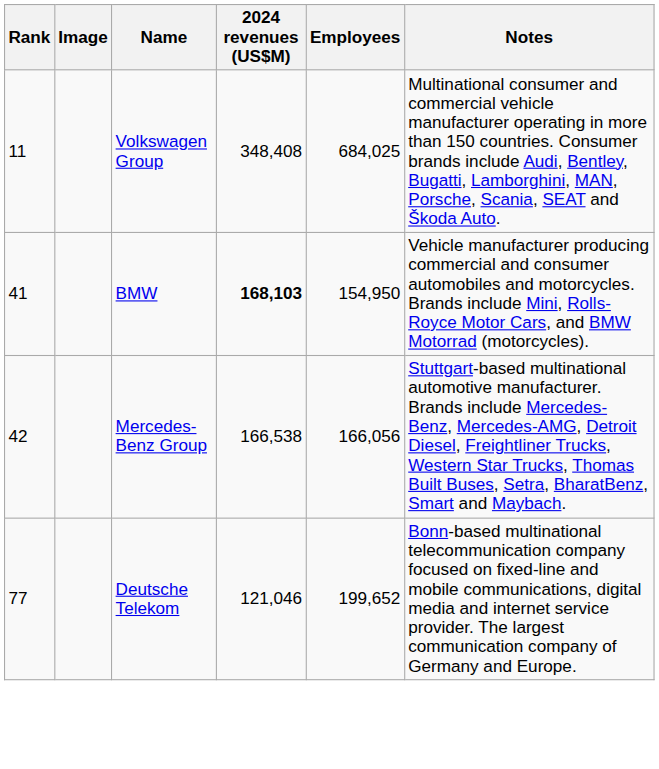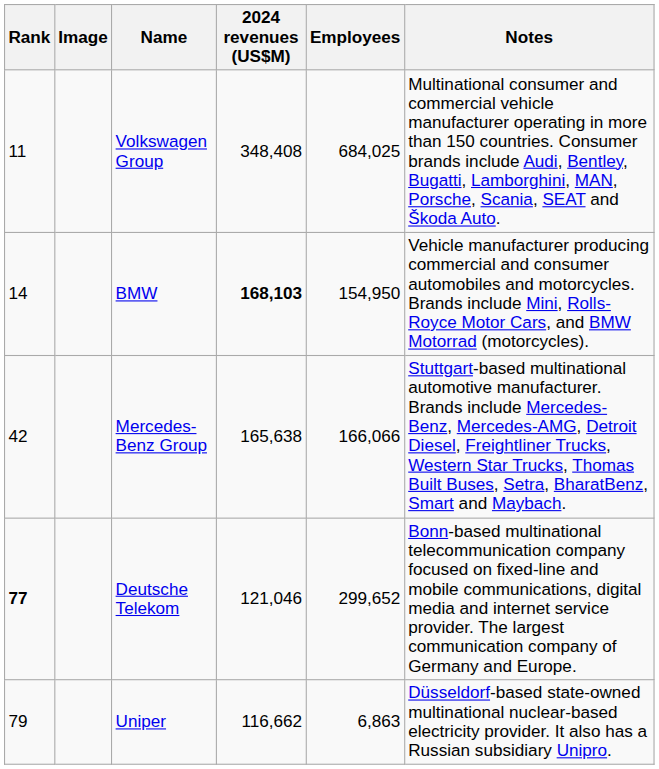(18, 293) 41 -> (18, 293) 14
(271, 436) 166,538 -> (271, 436) 165,638
(369, 436) 166,056 -> (369, 436) 166,066
(18, 598) normal -> (18, 598) bold
(369, 598) 199,652 -> (369, 598) 299,652
+ row: (141, 722)
